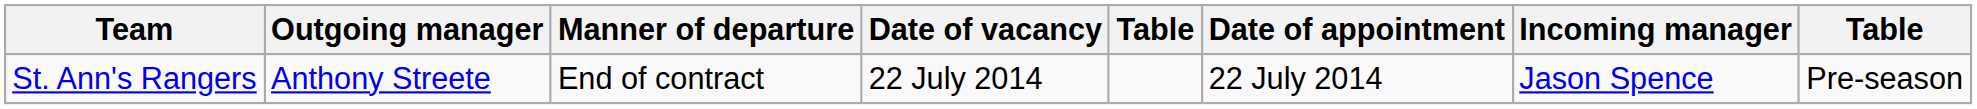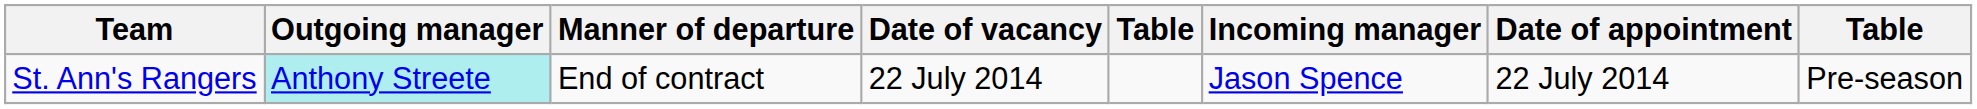columns swapped: (1656, 30) <-> (1357, 30)
(381, 78) no background -> (381, 78) paleturquoise background
